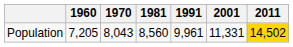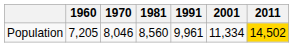(118, 32) 8,043 -> (118, 32) 8,046
(227, 32) 11,331 -> (227, 32) 11,334
